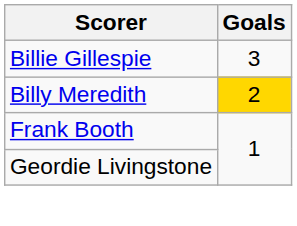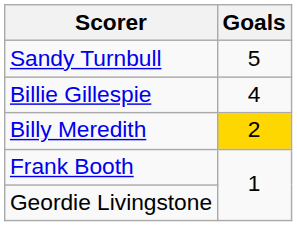+ row: (86, 58)
(254, 58) 3 -> (254, 94) 4
